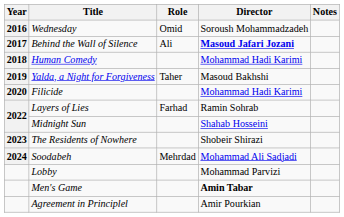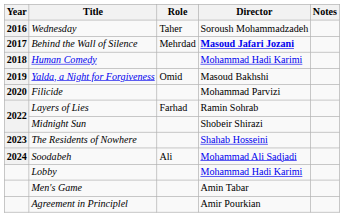(171, 28) Omid -> (171, 28) Taher
(166, 44) Ali -> (178, 44) Mehrdad
(171, 76) Taher -> (171, 76) Omid
(251, 92) Mohammad Hadi Karimi -> (240, 92) Mohammad Parvizi
(234, 124) Shahab Hosseini -> (232, 124) Shobeir Shirazi
(232, 140) Shobeir Shirazi -> (234, 140) Shahab Hosseini
(178, 156) Mehrdad -> (166, 156) Ali
(240, 172) Mohammad Parvizi -> (251, 172) Mohammad Hadi Karimi
(227, 188) bold -> (224, 188) normal
